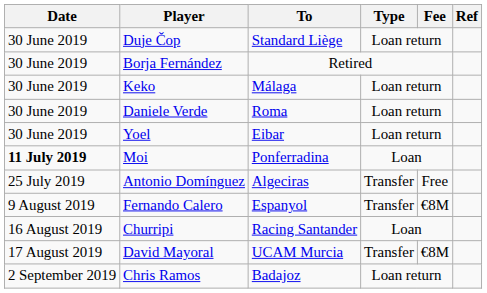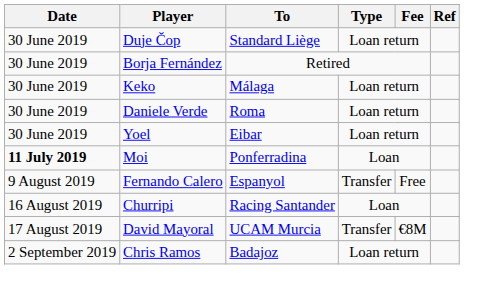- row: (184, 181)
(435, 205) €8M -> (412, 181) Free
